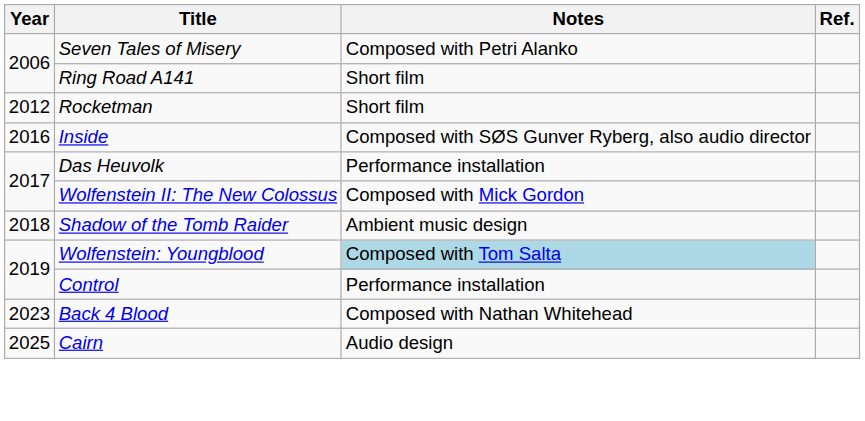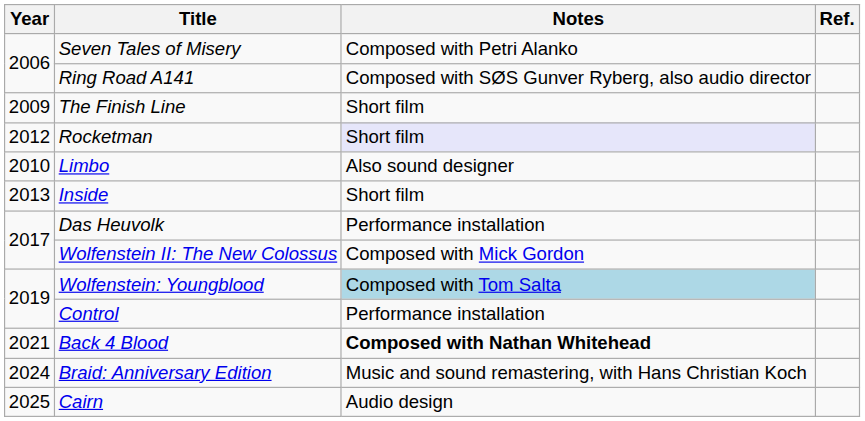(385, 78) Short film -> (578, 78) Composed with SØS Gunver Ryberg, also audio director
+ row: (122, 107)
(385, 107) no background -> (385, 136) lavender background
+ row: (84, 166)
(30, 136) 2016 -> (30, 195) 2013
(578, 136) Composed with SØS Gunver Ryberg, also audio director -> (385, 195) Short film
- row: (173, 225)
(30, 313) 2023 -> (30, 343) 2021
(489, 313) normal -> (498, 343) bold
+ row: (165, 372)
